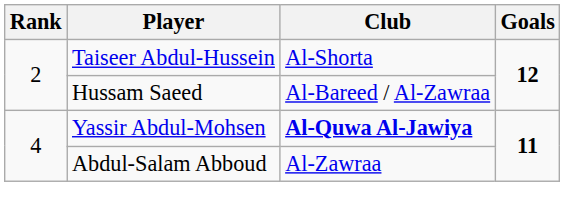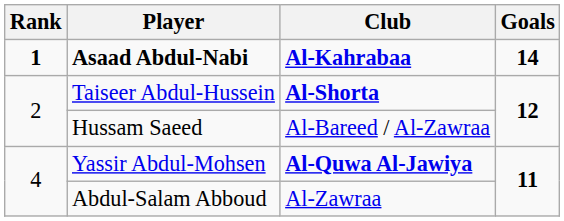+ row: (160, 57)
(329, 57) normal -> (332, 92) bold
